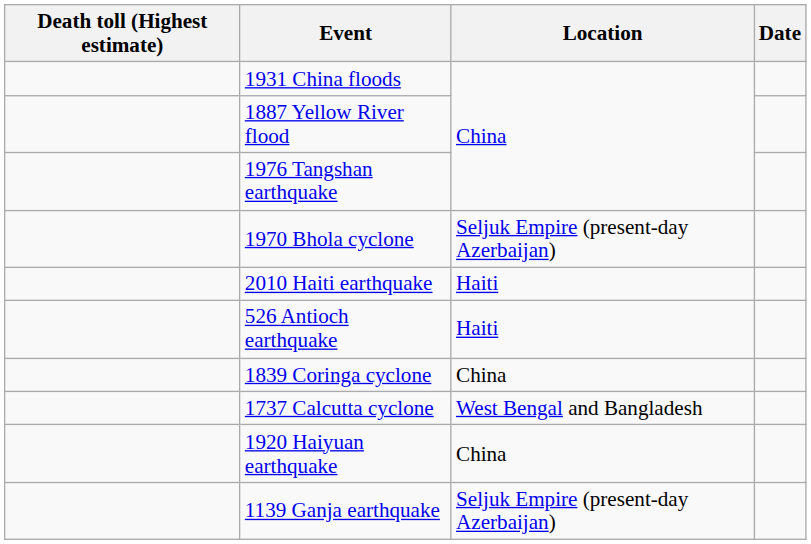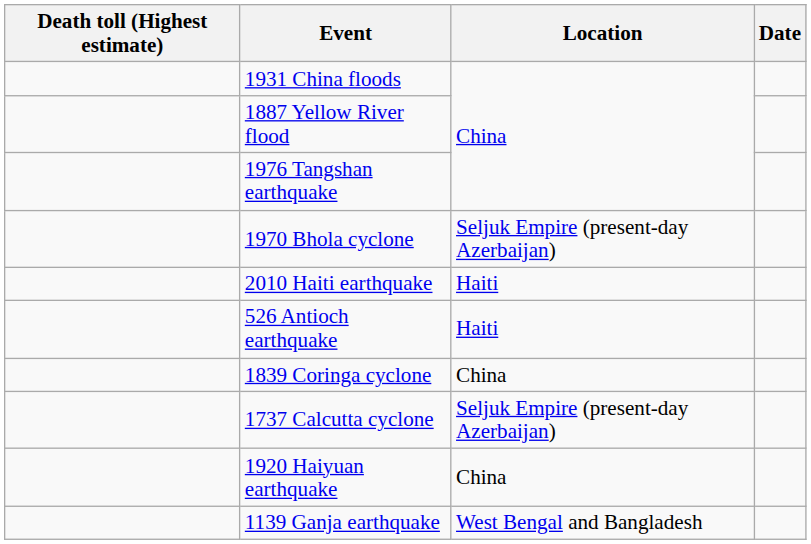(579, 408) West Bengal and Bangladesh -> (572, 419) Seljuk Empire (present-day Azerbaijan)
(572, 510) Seljuk Empire (present-day Azerbaijan) -> (579, 522) West Bengal and Bangladesh
